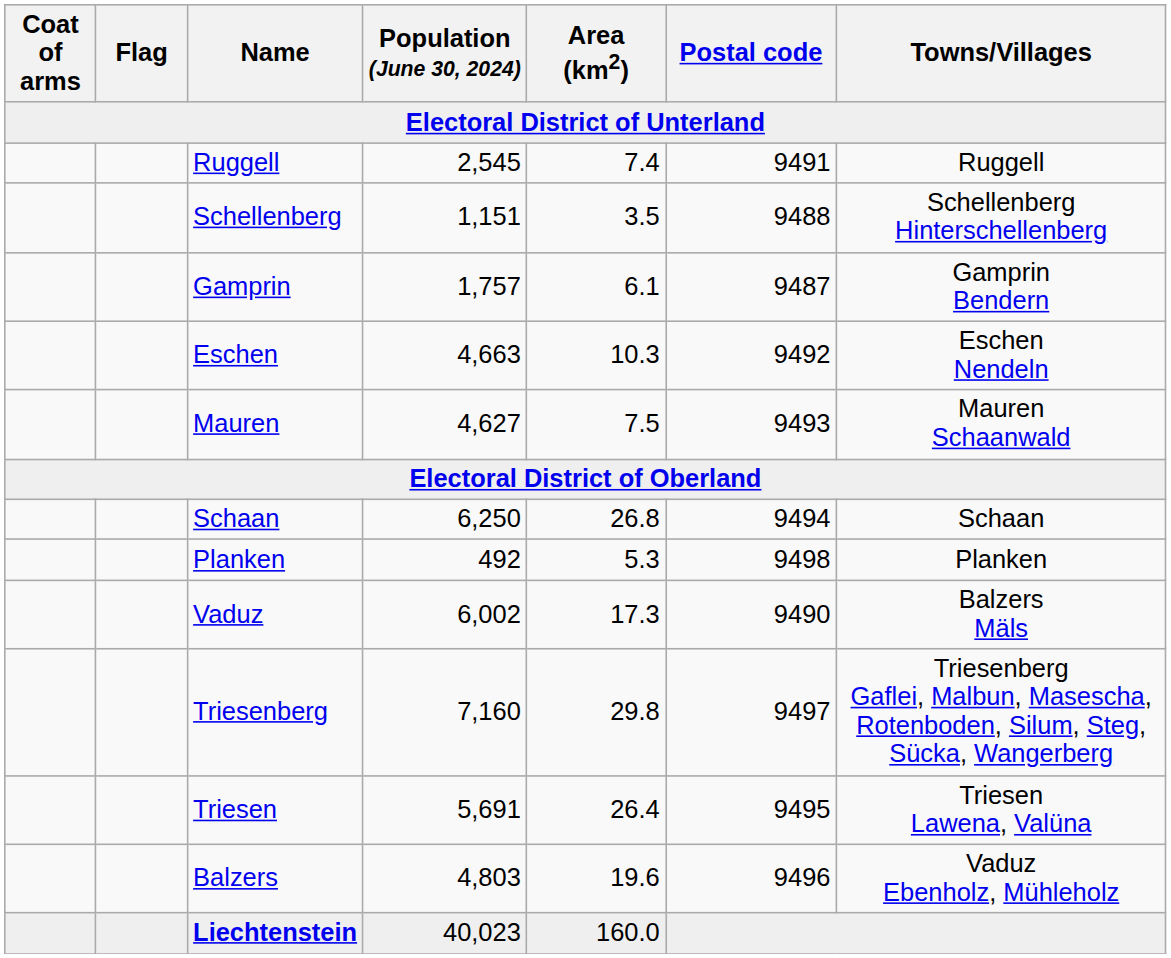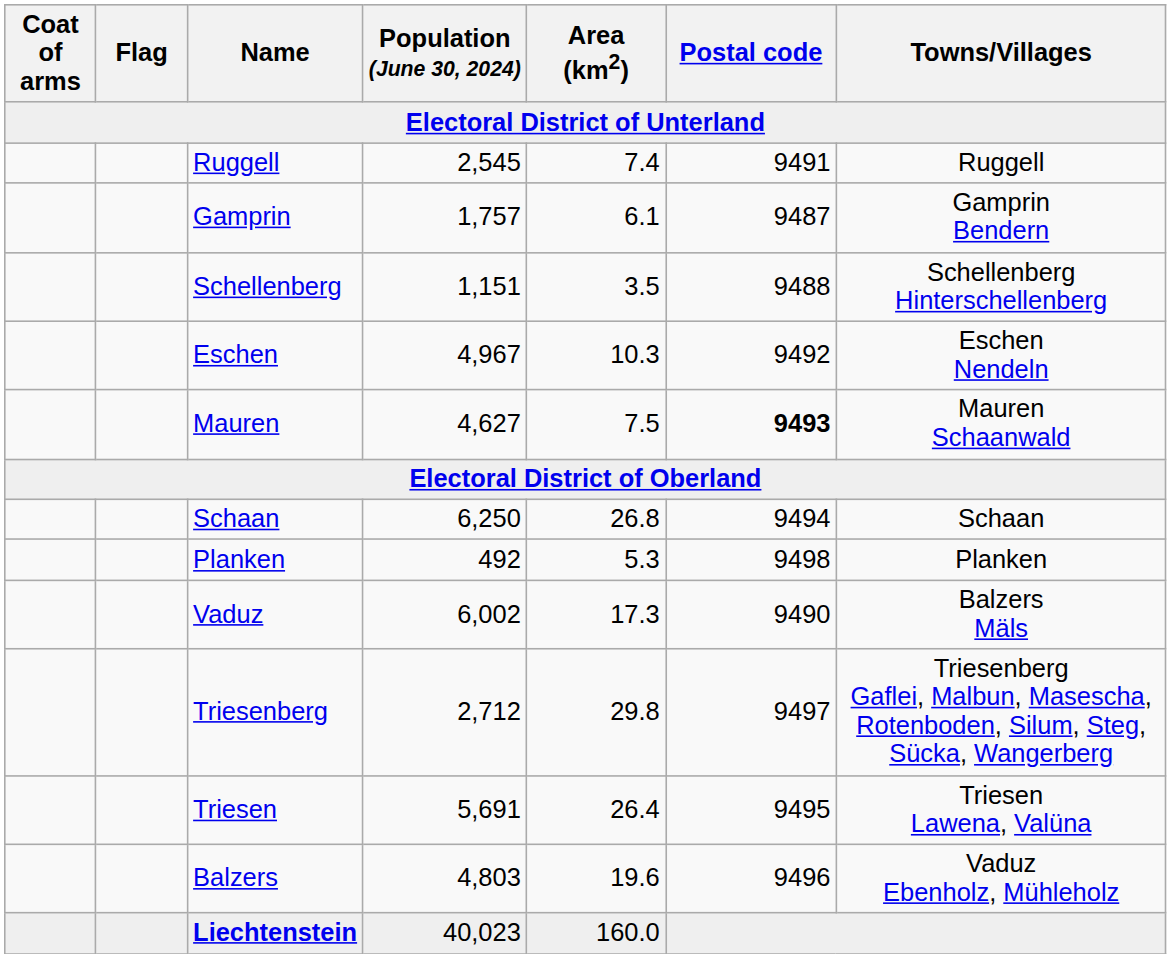rows swapped: (267, 217) <-> (242, 286)
(489, 355) 4,663 -> (489, 355) 4,967
(802, 424) normal -> (802, 424) bold
(489, 711) 7,160 -> (489, 711) 2,712
